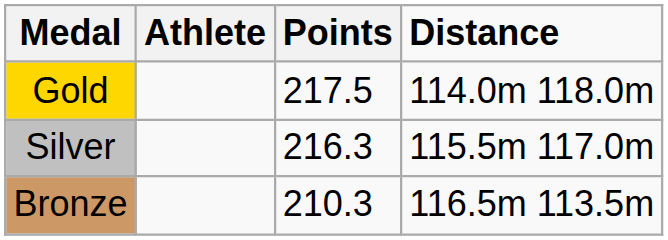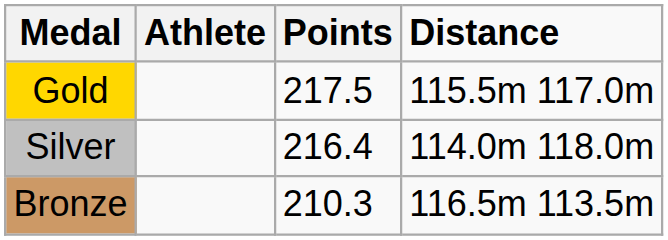(532, 90) 114.0m 118.0m -> (532, 90) 115.5m 117.0m
(328, 147) 216.3 -> (328, 147) 216.4
(532, 147) 115.5m 117.0m -> (532, 147) 114.0m 118.0m
